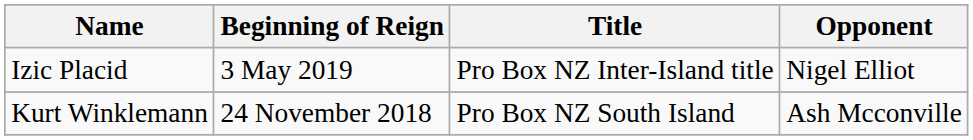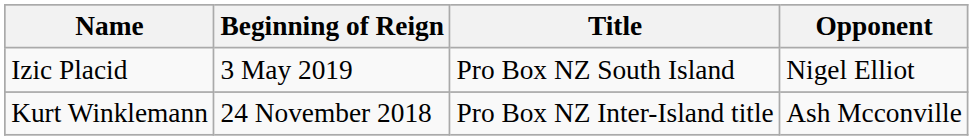(615, 69) Pro Box NZ Inter-Island title -> (596, 69) Pro Box NZ South Island
(596, 112) Pro Box NZ South Island -> (615, 112) Pro Box NZ Inter-Island title
